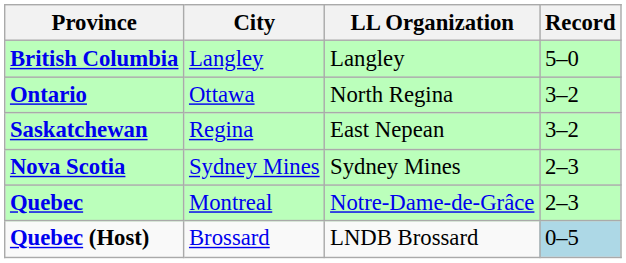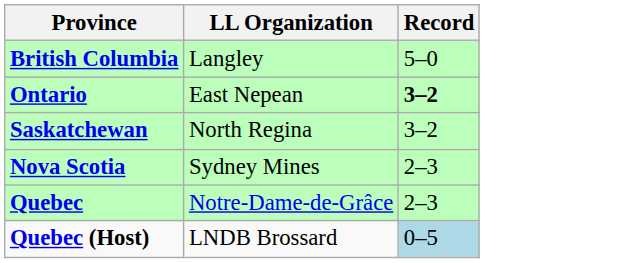- column: (254, 22)
(392, 94) North Regina -> (246, 94) East Nepean
(562, 94) normal -> (421, 94) bold
(387, 130) East Nepean -> (250, 130) North Regina
